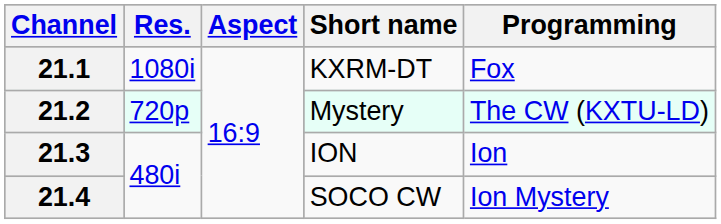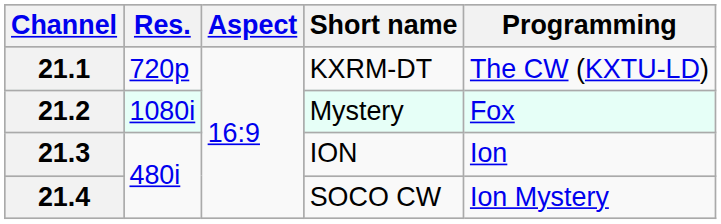(162, 68) 1080i -> (159, 68) 720p
(492, 68) Fox -> (589, 68) The CW (KXTU-LD)
(159, 111) 720p -> (162, 111) 1080i
(589, 111) The CW (KXTU-LD) -> (492, 111) Fox
